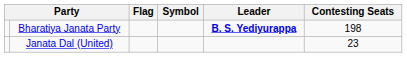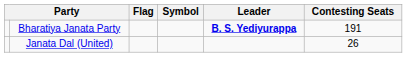(353, 28) 198 -> (353, 28) 191
(353, 44) 23 -> (353, 44) 26
